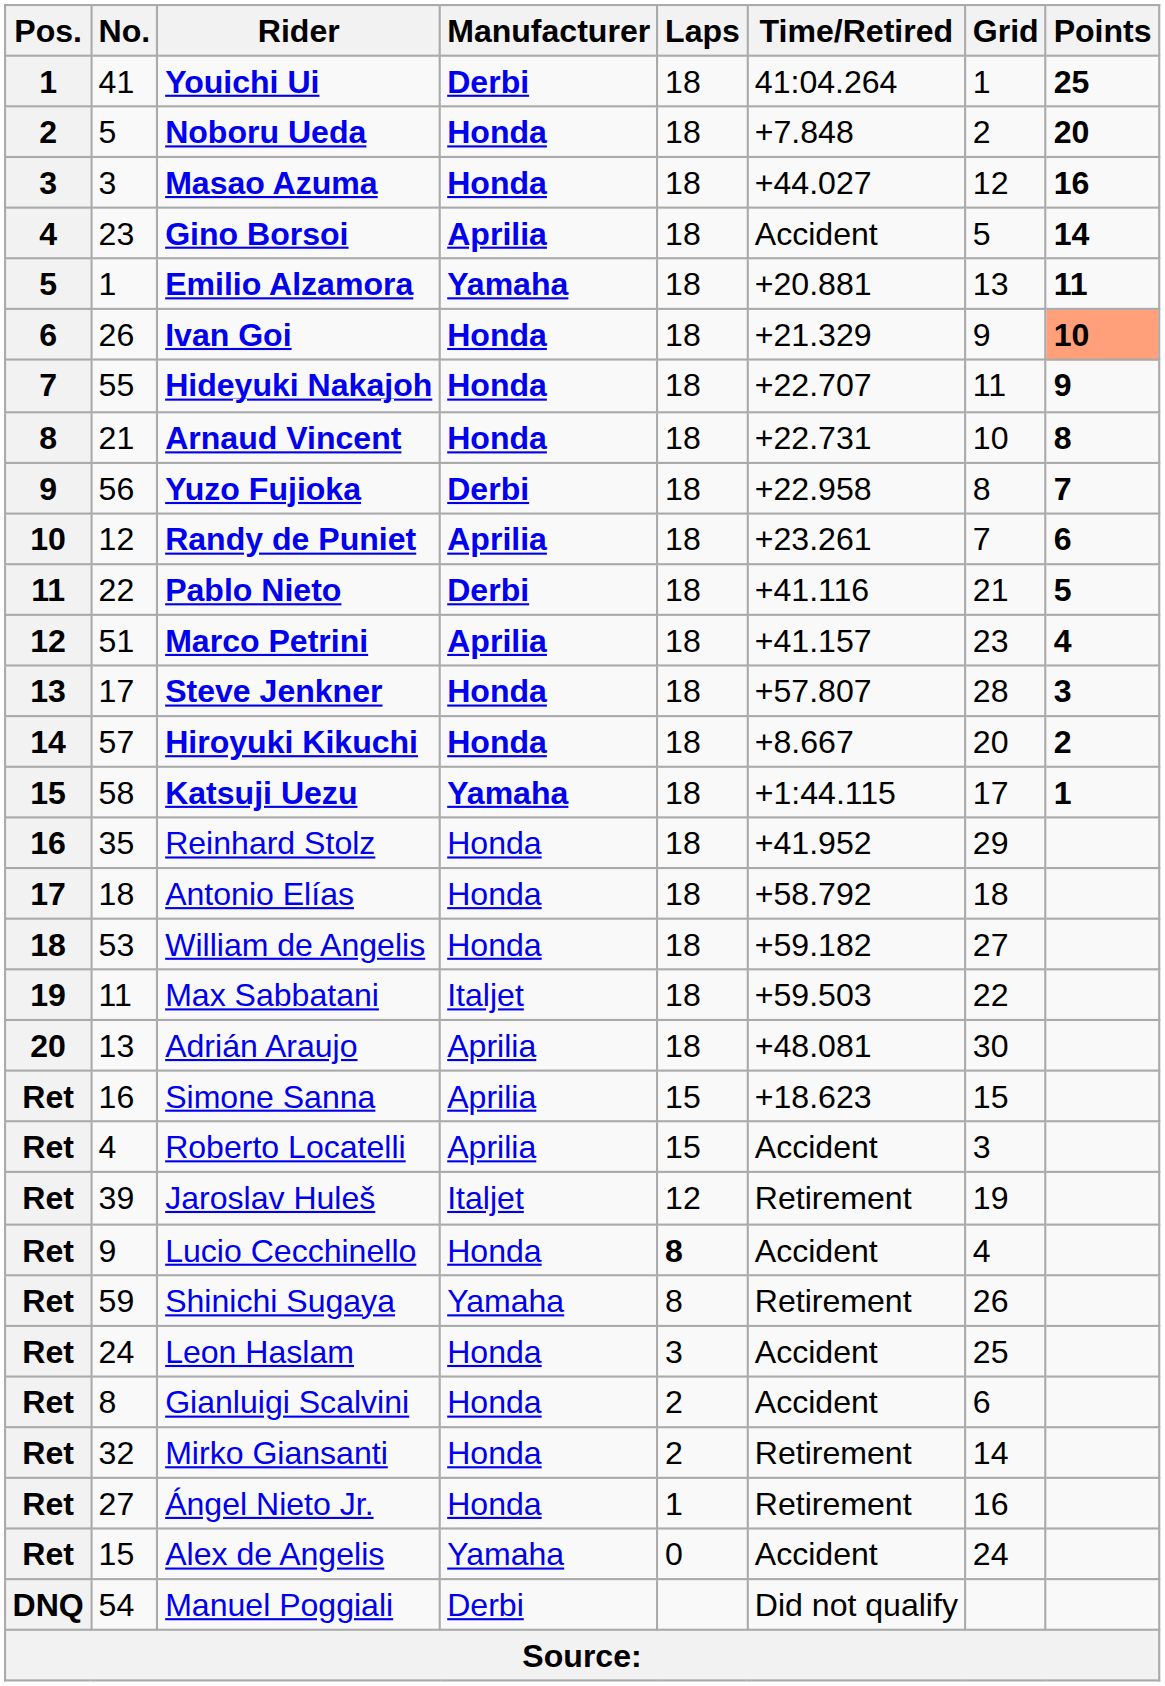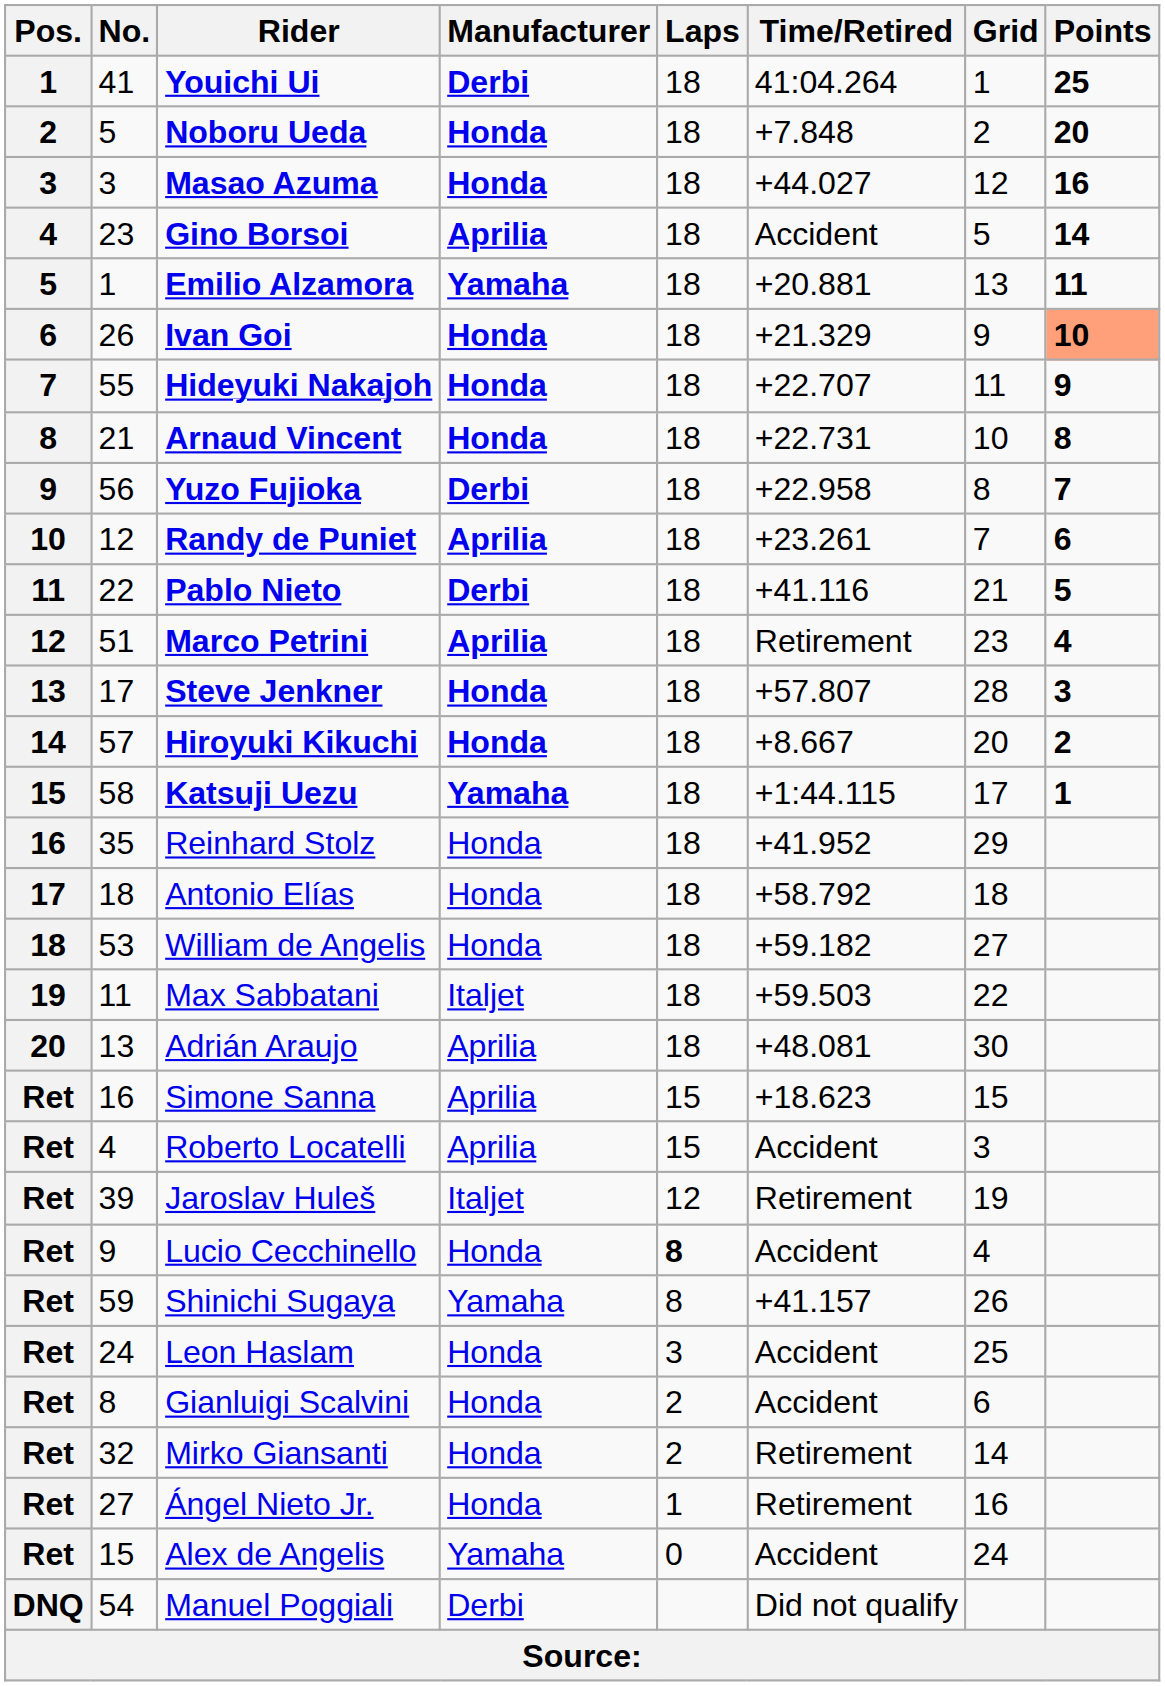(813, 640) +41.157 -> (833, 640) Retirement
(833, 1300) Retirement -> (813, 1300) +41.157
